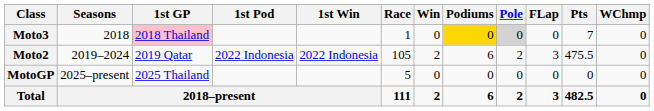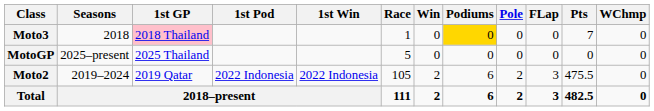(520, 34) lightgrey background -> (520, 34) no background
rows swapped: (31, 55) <-> (31, 75)
